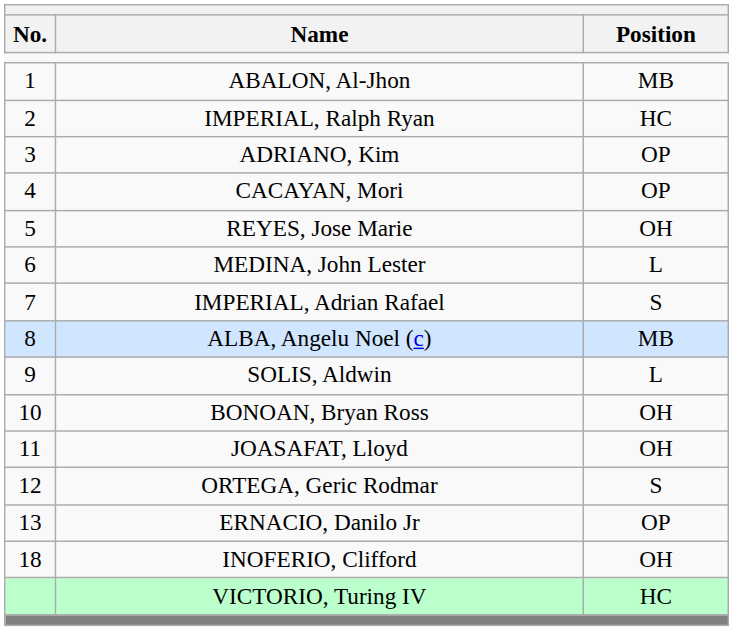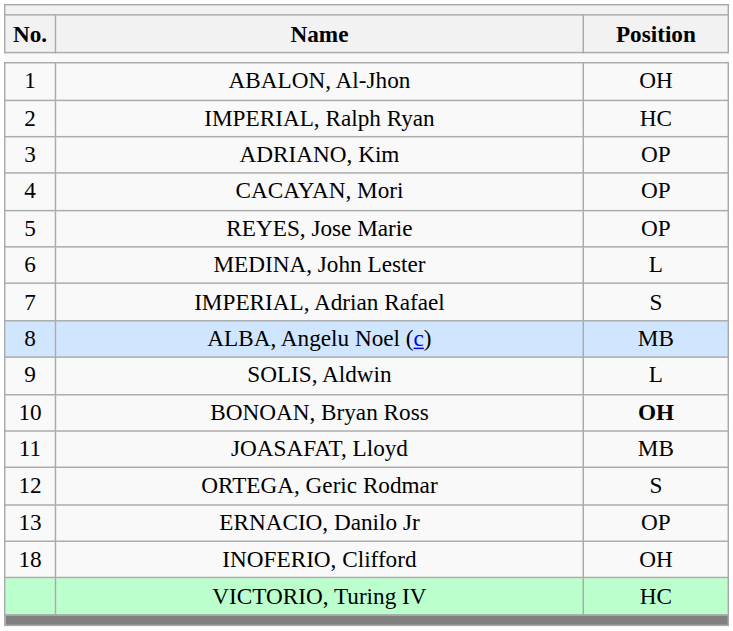(656, 81) MB -> (656, 81) OH
(656, 228) OH -> (656, 228) OP
(656, 412) normal -> (656, 412) bold
(656, 449) OH -> (656, 449) MB
